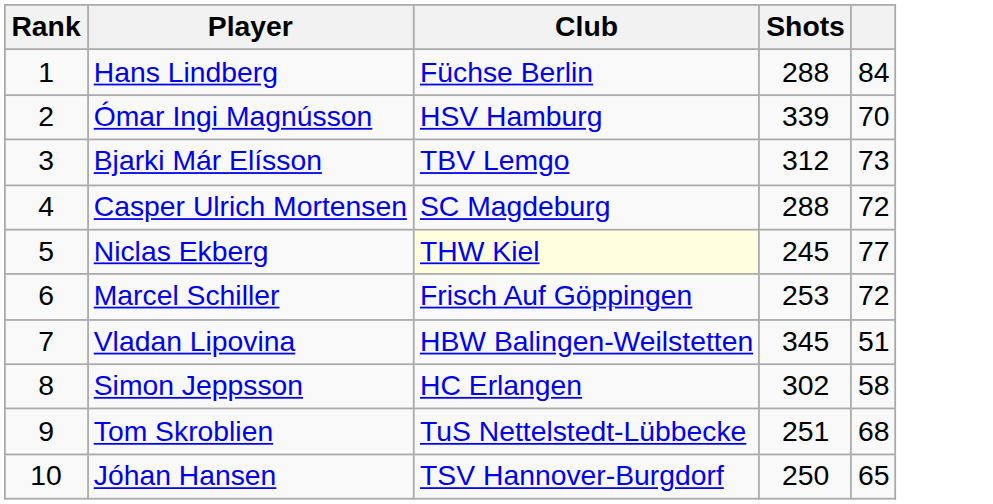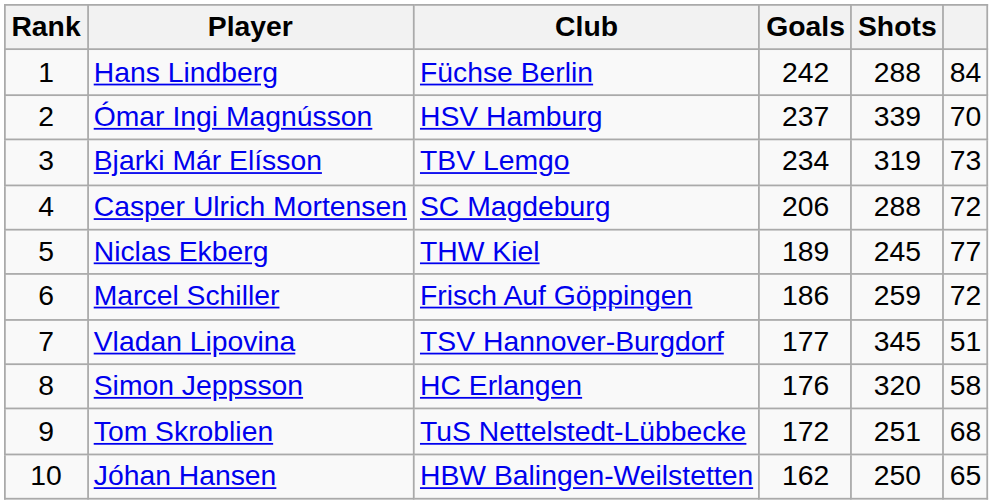+ column: (806, 26)
(806, 161) 312 -> (897, 161) 319
(480, 251) lightyellow background -> (480, 251) no background
(806, 296) 253 -> (897, 296) 259
(587, 341) HBW Balingen-Weilstetten -> (572, 341) TSV Hannover-Burgdorf
(806, 386) 302 -> (897, 386) 320
(572, 476) TSV Hannover-Burgdorf -> (587, 476) HBW Balingen-Weilstetten
